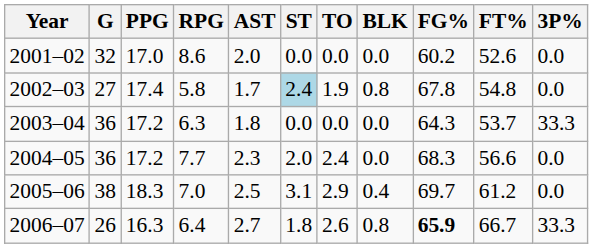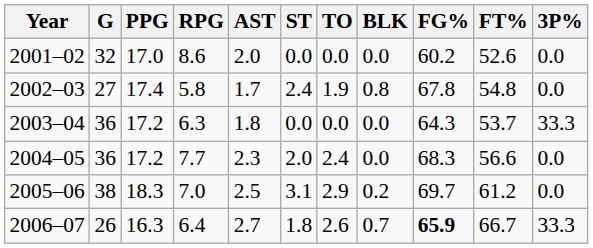(299, 89) lightblue background -> (299, 89) no background
(376, 191) 0.4 -> (376, 191) 0.2
(376, 225) 0.8 -> (376, 225) 0.7
